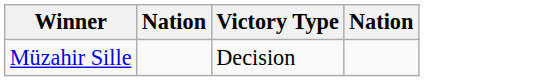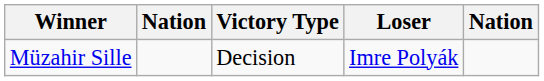+ column: (404, 22)
